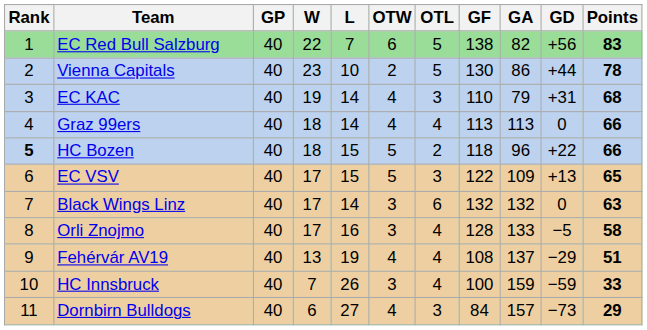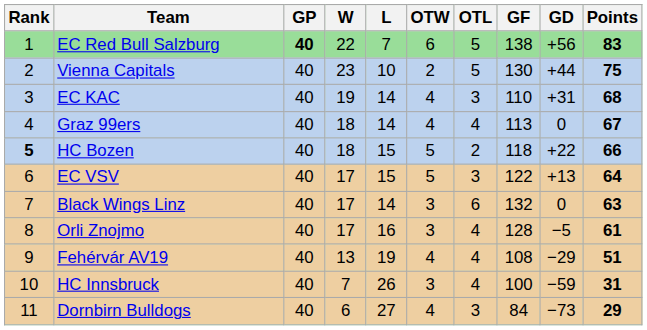- column: (521, 17)
(273, 44) normal -> (304, 44) bold
(612, 71) 78 -> (612, 71) 75
(612, 124) 66 -> (612, 124) 67
(612, 177) 65 -> (612, 177) 64
(612, 230) 58 -> (612, 230) 61
(612, 284) 33 -> (612, 284) 31
